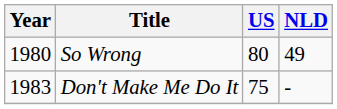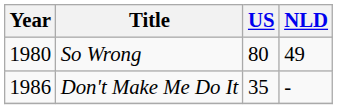(30, 86) 1983 -> (30, 86) 1986
(258, 86) 75 -> (258, 86) 35
